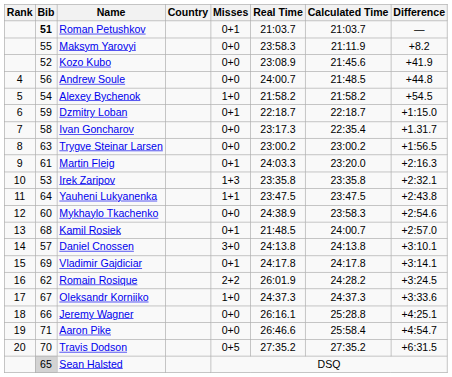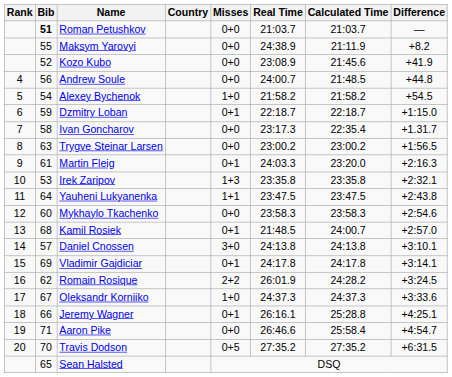(231, 29) 0+1 -> (231, 29) 0+0
(278, 46) 23:58.3 -> (278, 46) 24:38.9
(278, 213) 24:38.9 -> (278, 213) 23:58.3
(231, 314) 0+0 -> (231, 314) 0+1
(46, 364) lightgrey background -> (46, 364) no background
